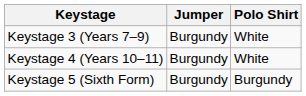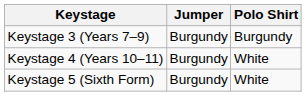(251, 36) White -> (263, 36) Burgundy
(263, 79) Burgundy -> (251, 79) White
